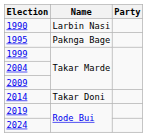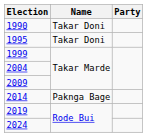(81, 26) Larbin Nasi -> (79, 26) Takar Doni
(81, 40) Paknga Bage -> (79, 40) Takar Doni
(79, 97) Takar Doni -> (81, 97) Paknga Bage
